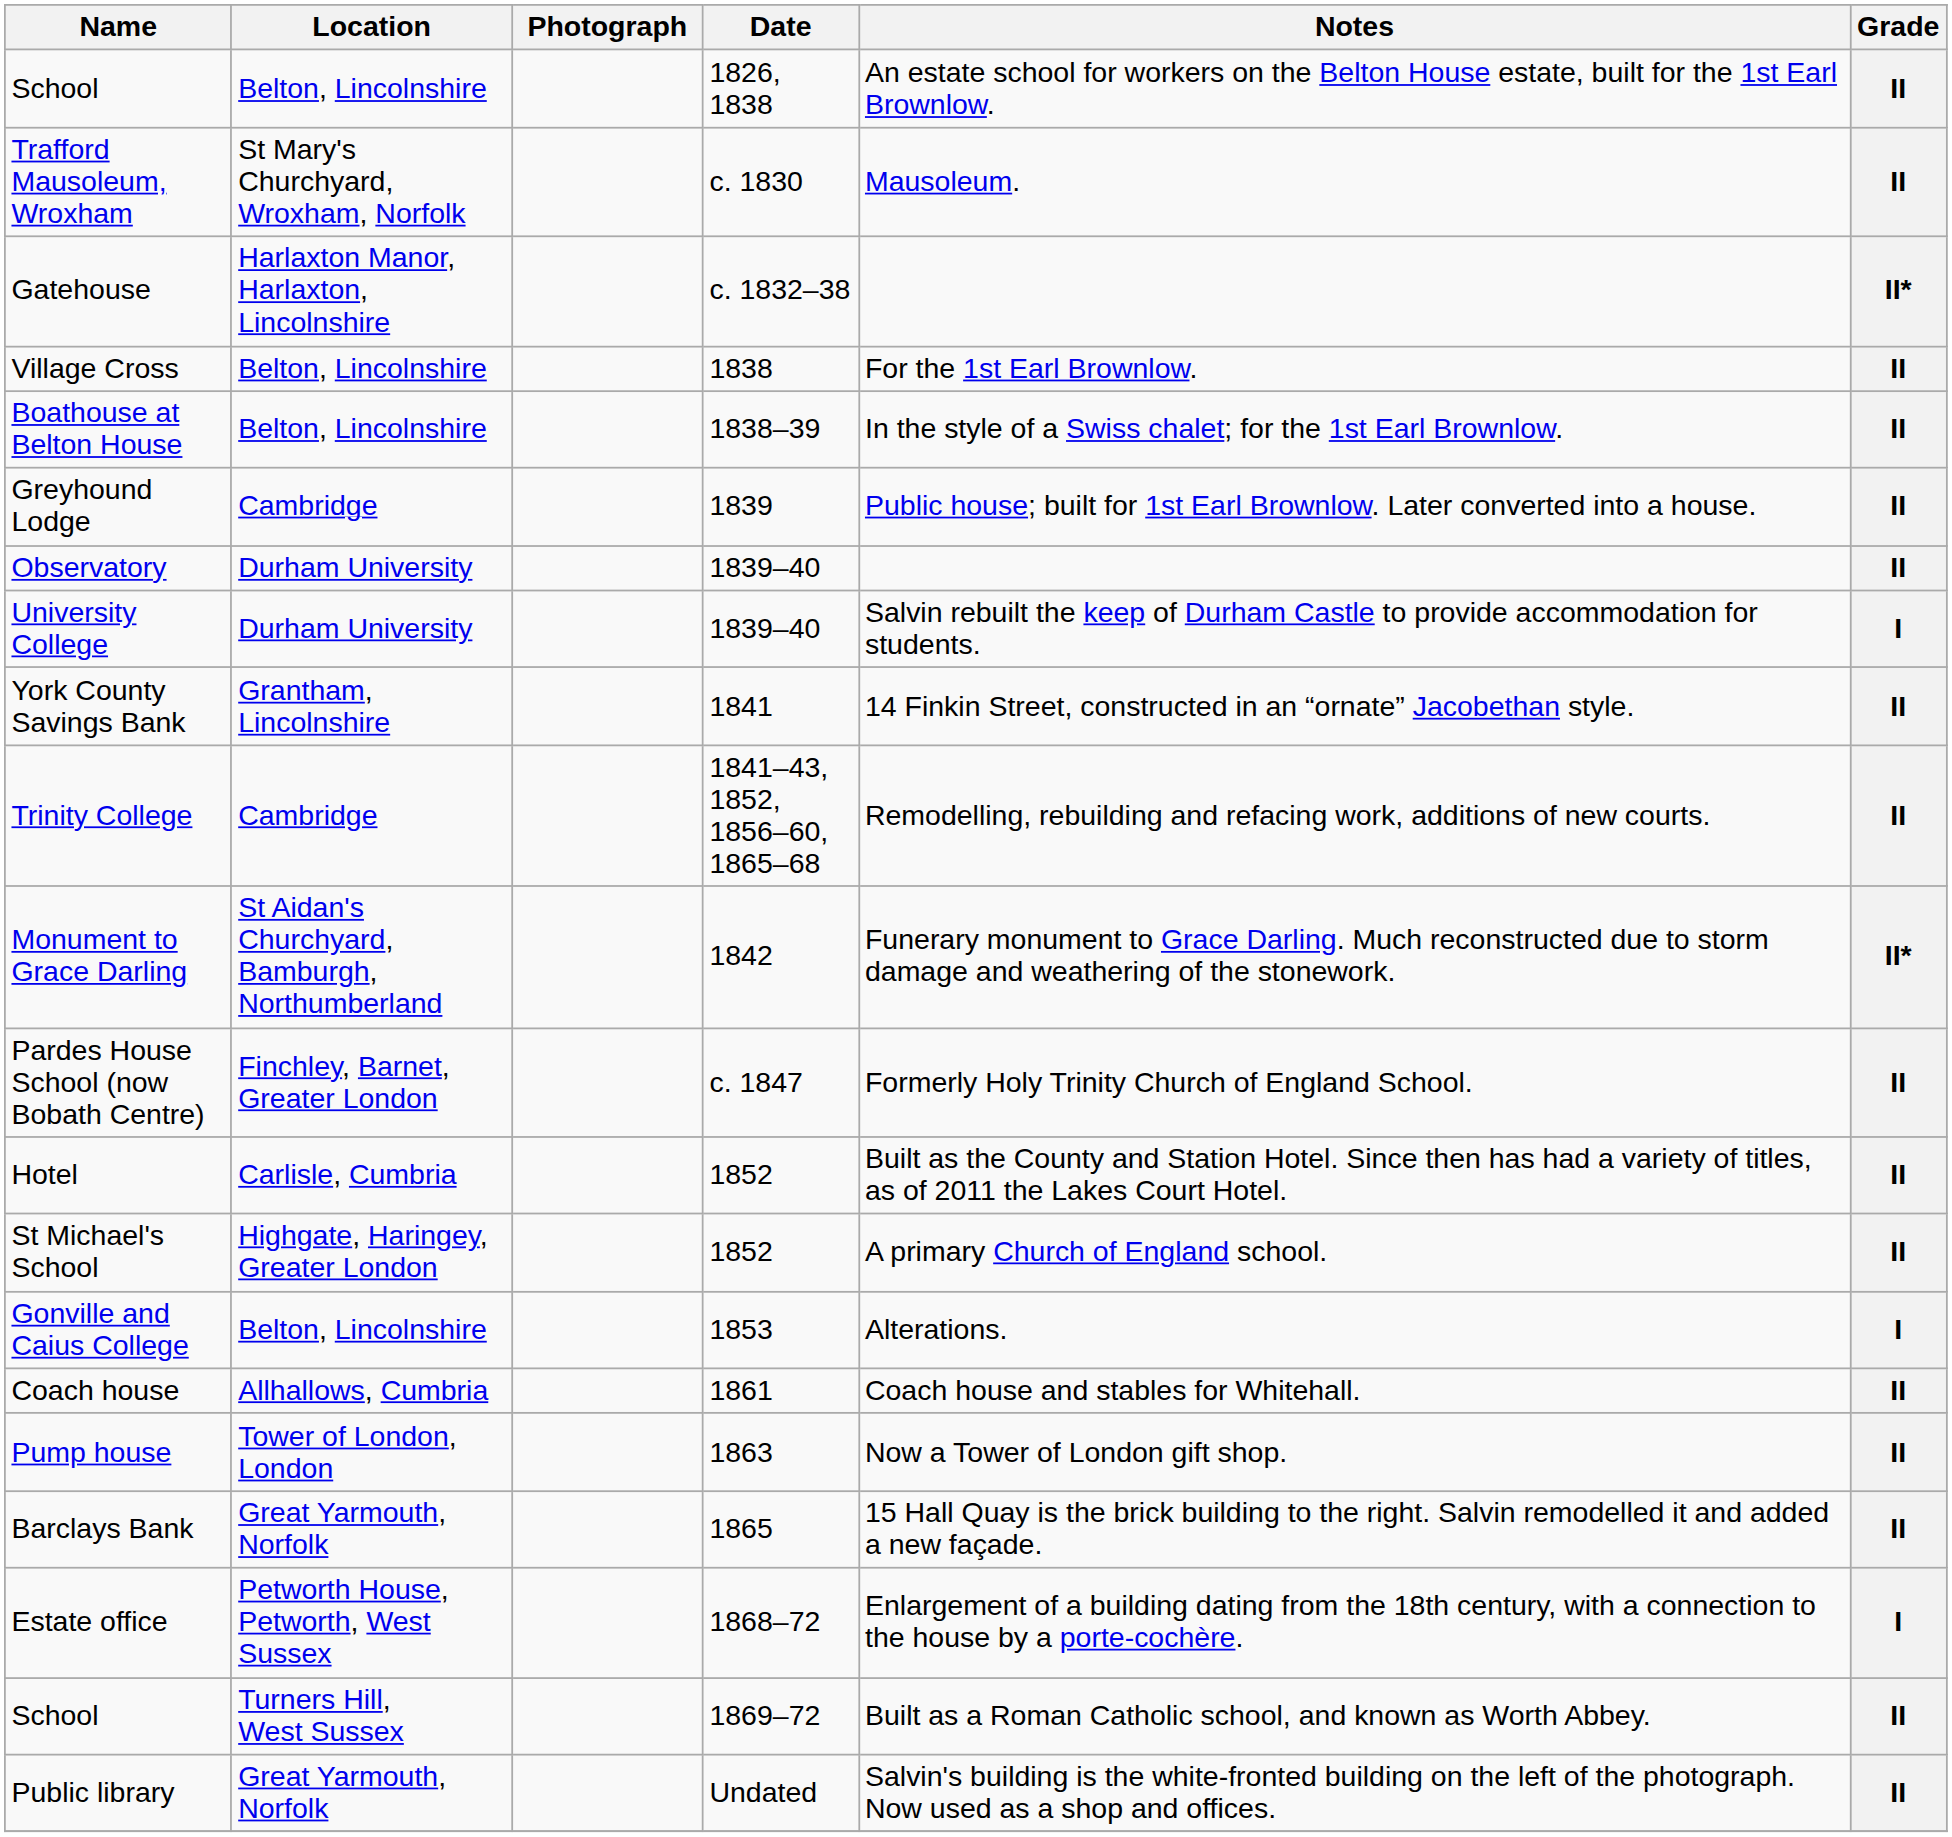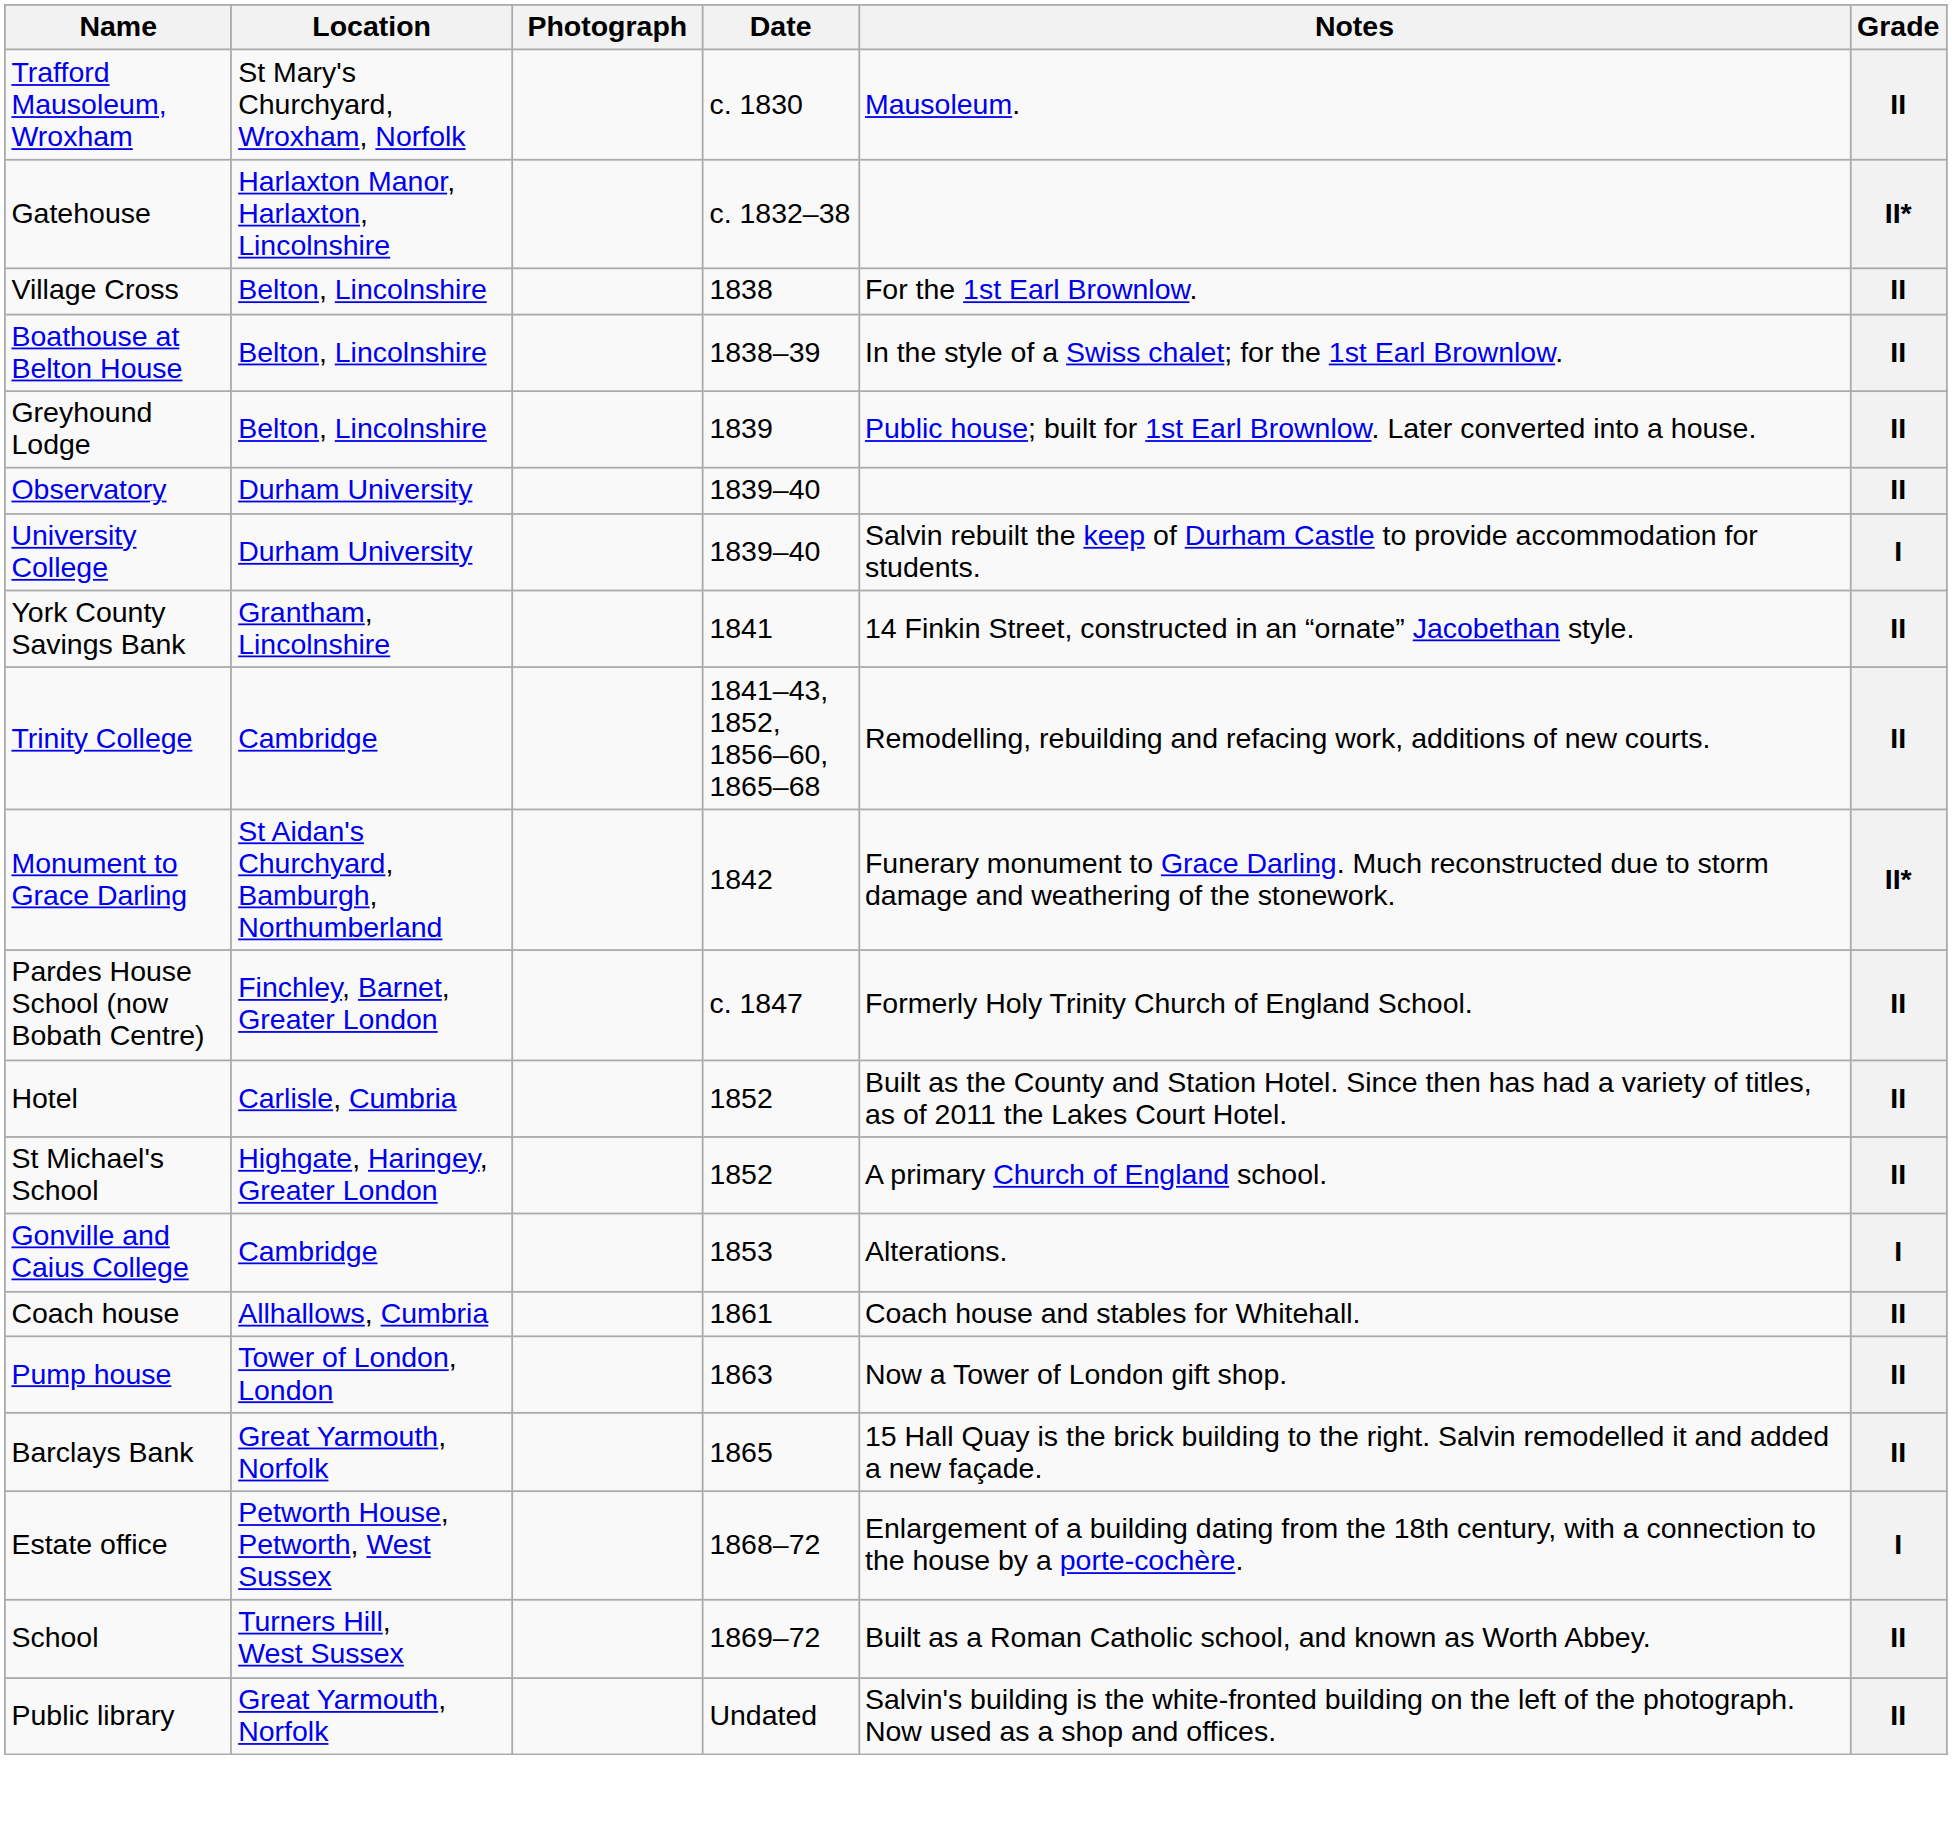- row: (55, 88)
(308, 506) Cambridge -> (362, 429) Belton, Lincolnshire
(362, 1329) Belton, Lincolnshire -> (308, 1252) Cambridge
